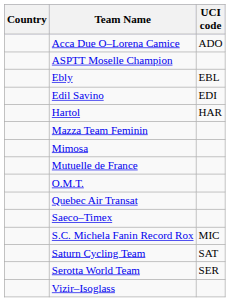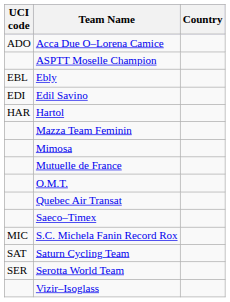columns swapped: (211, 19) <-> (27, 19)
